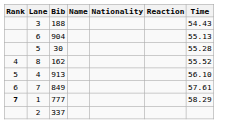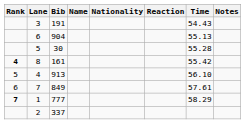+ column: (227, 11)
(58, 23) 188 -> (58, 23) 191
(16, 62) normal -> (16, 62) bold
(58, 62) 162 -> (58, 62) 161
(200, 62) 55.52 -> (200, 62) 55.42
